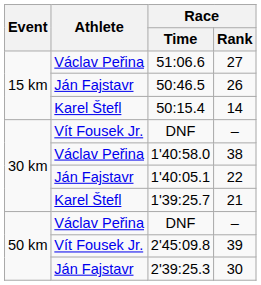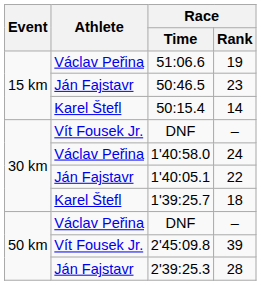(235, 62) 27 -> (235, 62) 19
(235, 85) 26 -> (235, 85) 23
(235, 154) 38 -> (235, 154) 24
(235, 200) 21 -> (235, 200) 18
(235, 269) 30 -> (235, 269) 28
